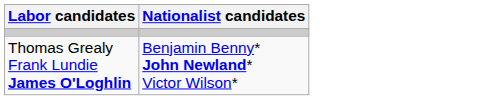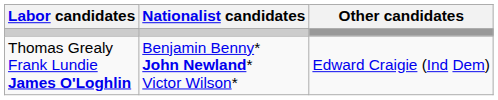+ column: (401, 16)
